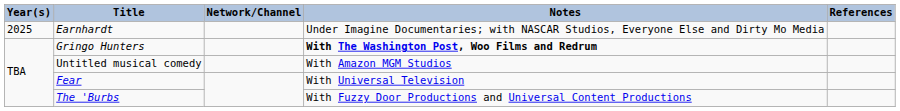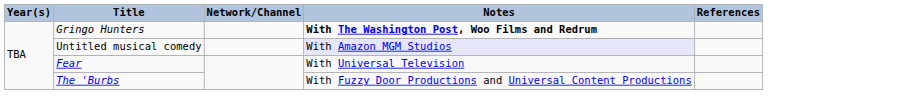- row: (85, 30)
(379, 64) no background -> (379, 47) lavender background
